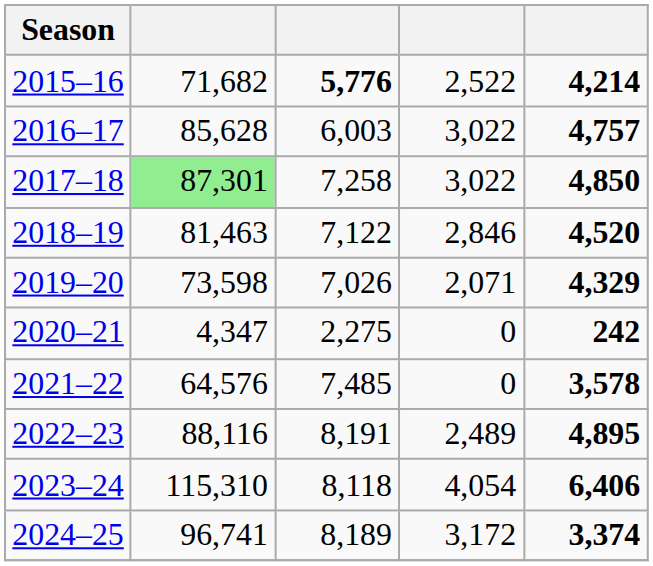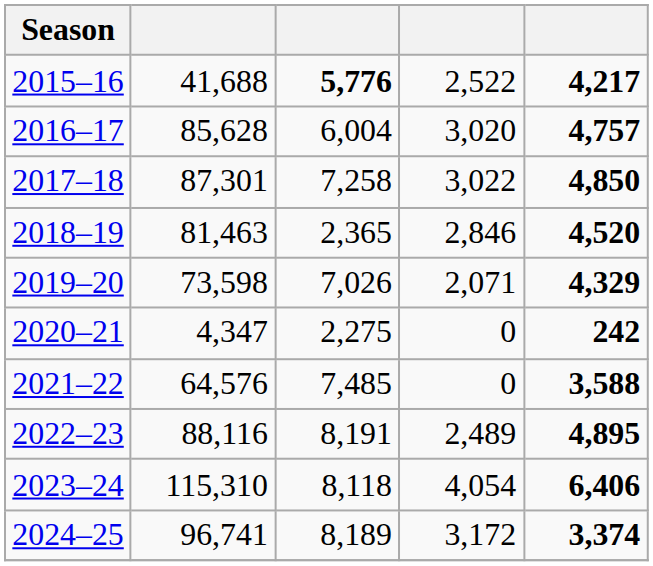(224, 80) 71,682 -> (224, 80) 41,688
(604, 80) 4,214 -> (604, 80) 4,217
(356, 130) 6,003 -> (356, 130) 6,004
(480, 130) 3,022 -> (480, 130) 3,020
(224, 181) lightgreen background -> (224, 181) no background
(356, 231) 7,122 -> (356, 231) 2,365
(604, 383) 3,578 -> (604, 383) 3,588
